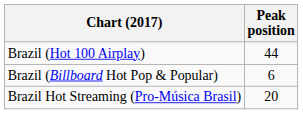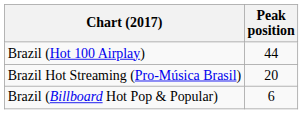rows swapped: (113, 75) <-> (124, 97)
